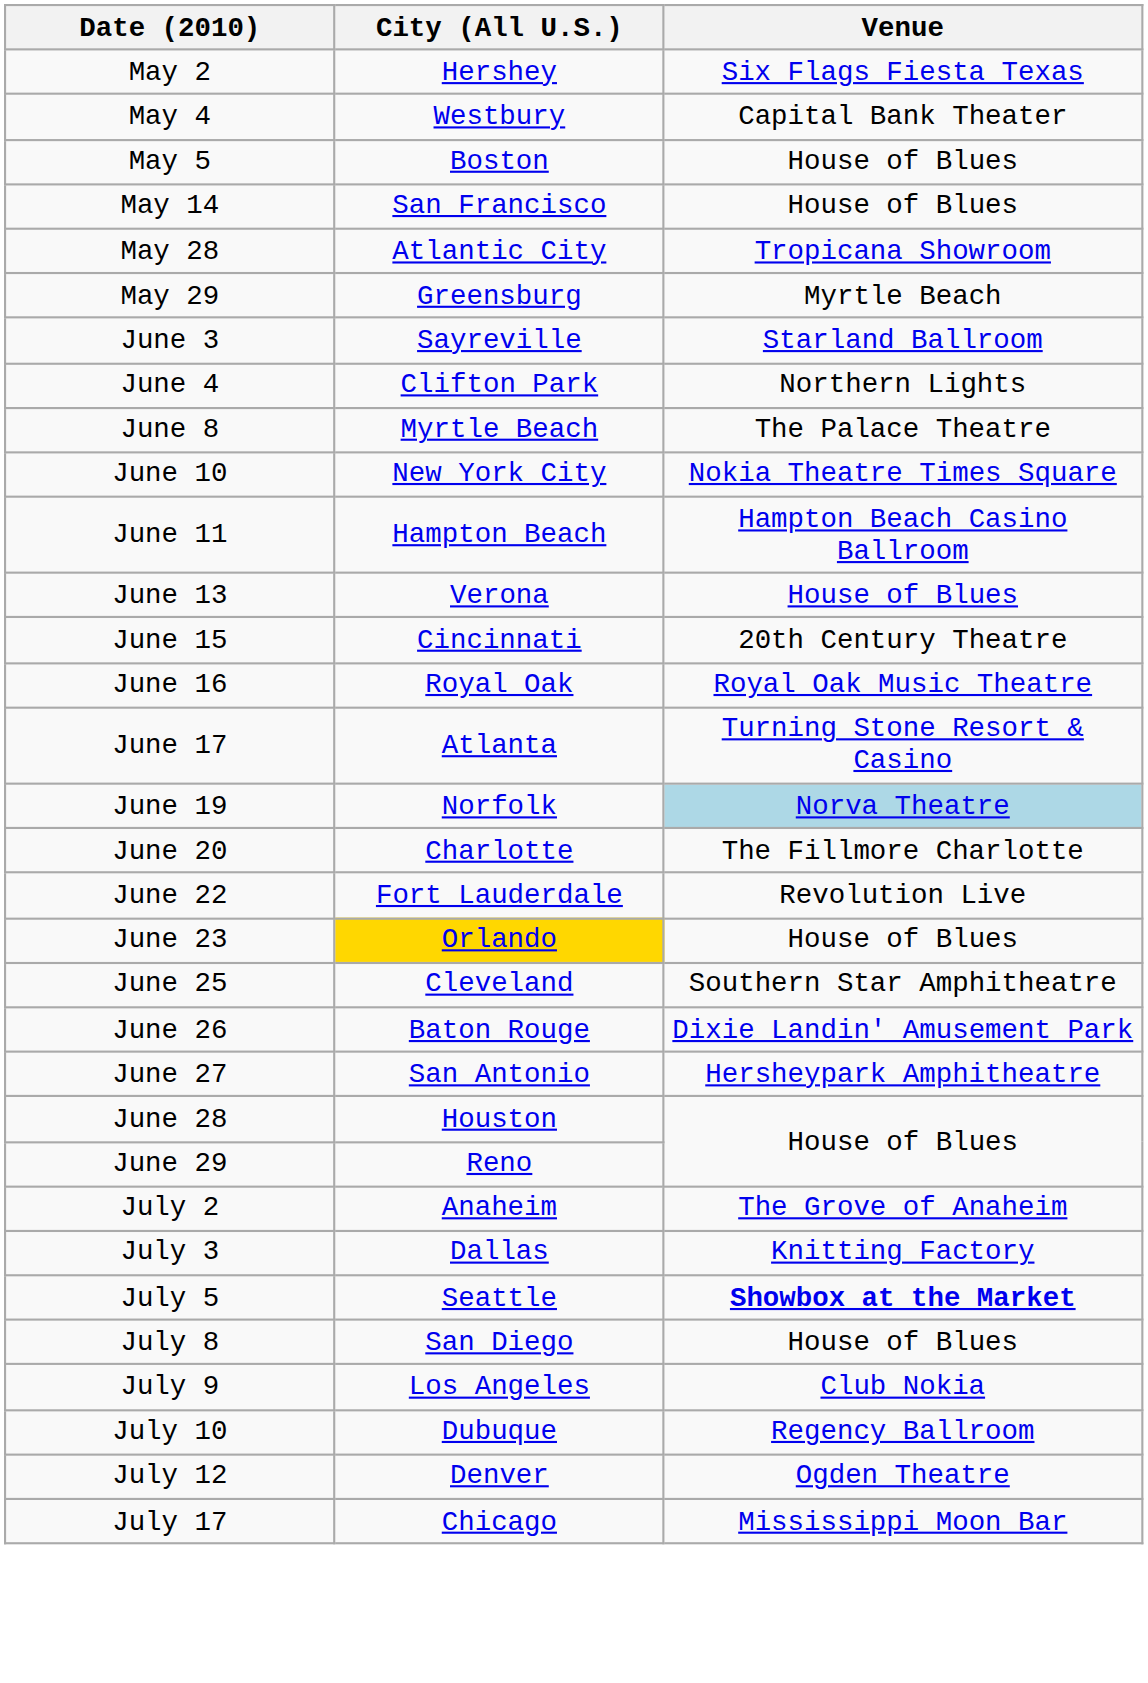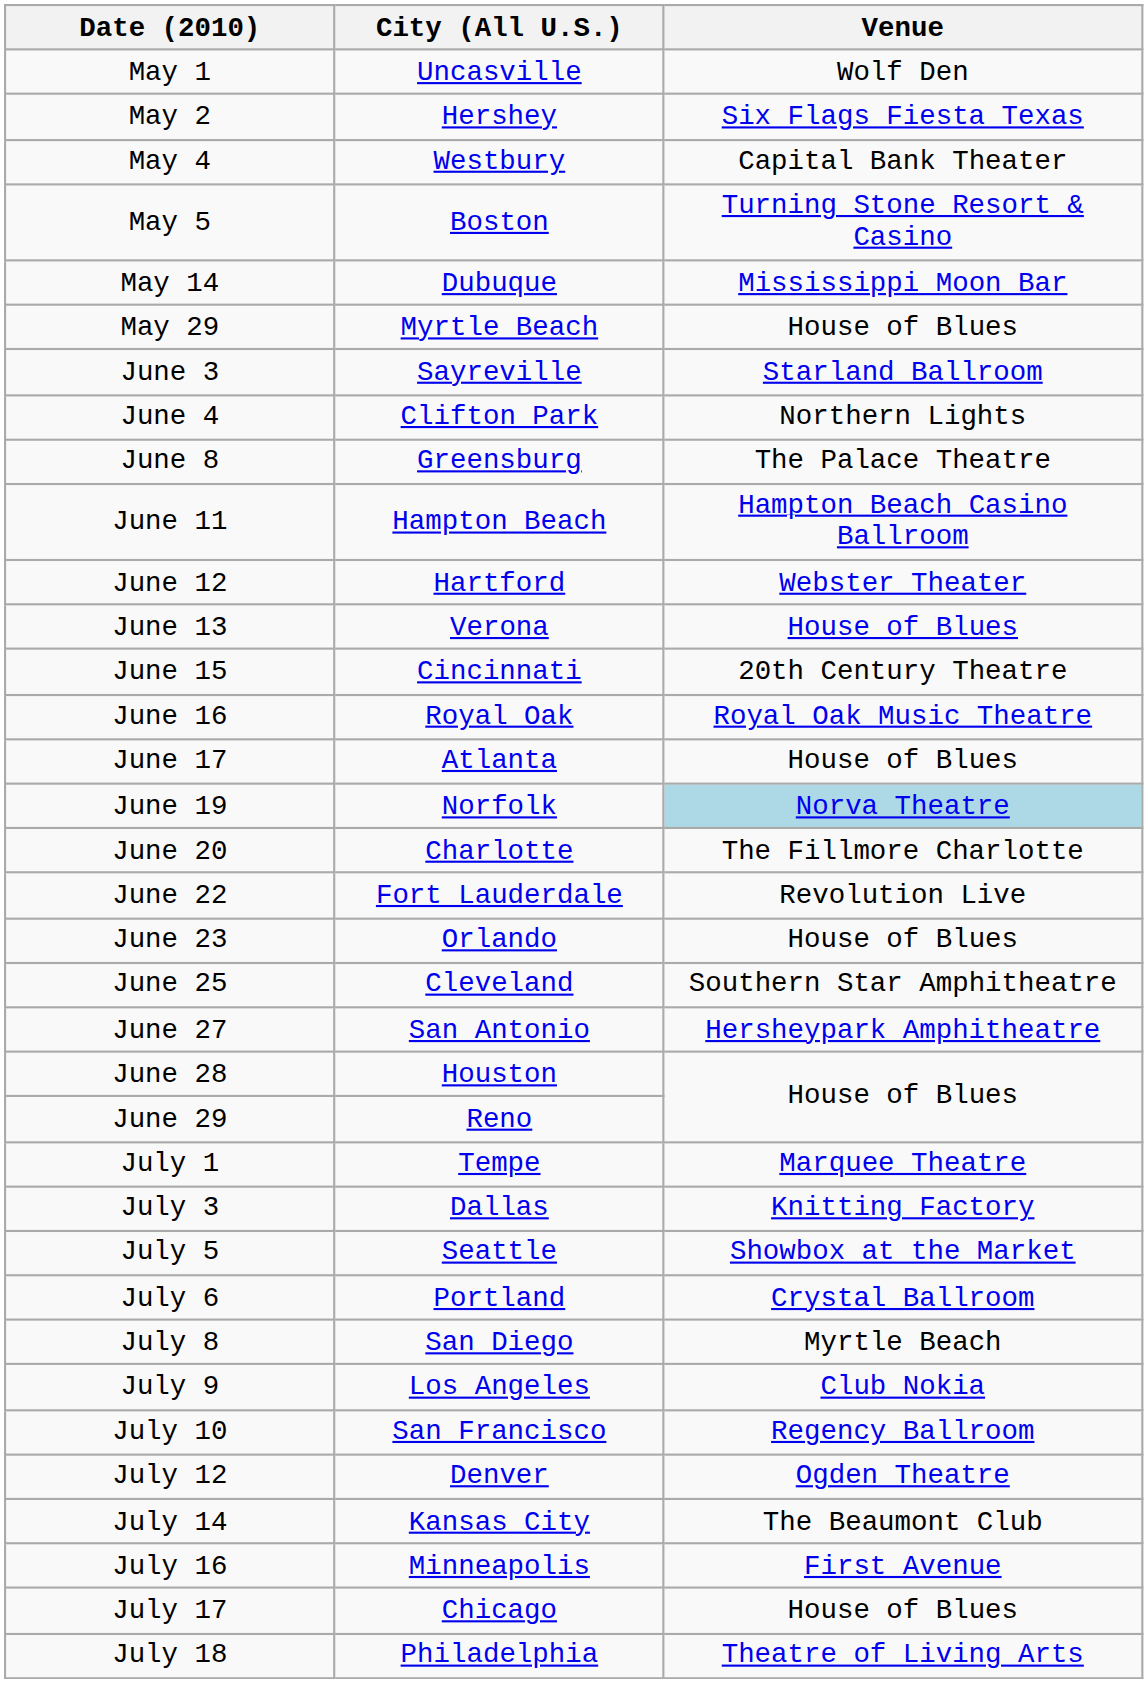+ row: (170, 72)
(903, 162) House of Blues -> (903, 222) Turning Stone Resort & Casino
(499, 206) San Francisco -> (499, 283) Dubuque
(903, 206) House of Blues -> (903, 283) Mississippi Moon Bar
- row: (170, 251)
(499, 296) Greensburg -> (499, 327) Myrtle Beach
(903, 296) Myrtle Beach -> (903, 327) House of Blues
(499, 430) Myrtle Beach -> (499, 461) Greensburg
- row: (170, 474)
+ row: (170, 582)
(903, 745) Turning Stone Resort & Casino -> (903, 761) House of Blues
(499, 940) gold background -> (499, 940) no background
- row: (170, 1030)
+ row: (170, 1164)
- row: (170, 1208)
(903, 1298) bold -> (903, 1253) normal
+ row: (170, 1298)
(903, 1342) House of Blues -> (903, 1342) Myrtle Beach
(499, 1432) Dubuque -> (499, 1432) San Francisco
+ row: (170, 1521)
+ row: (170, 1566)
(903, 1521) Mississippi Moon Bar -> (903, 1611) House of Blues
+ row: (170, 1655)
